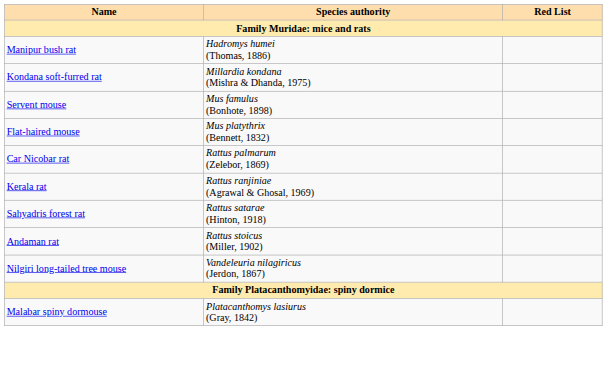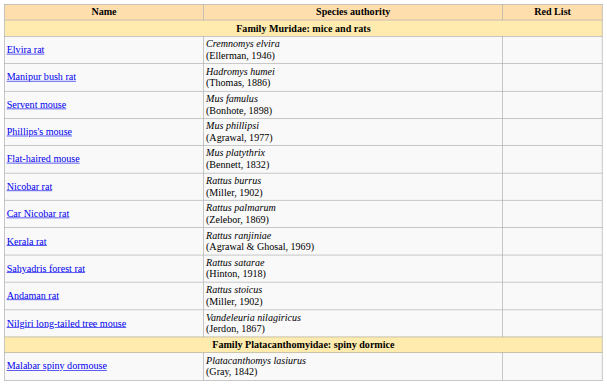+ row: (26, 50)
- row: (54, 77)
+ row: (39, 132)
+ row: (29, 186)
